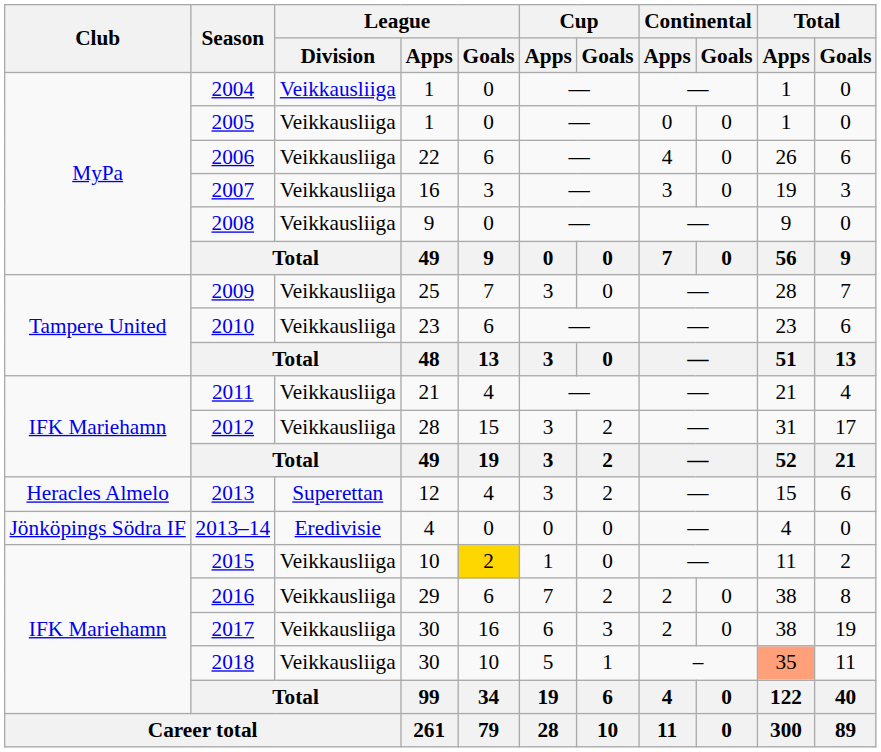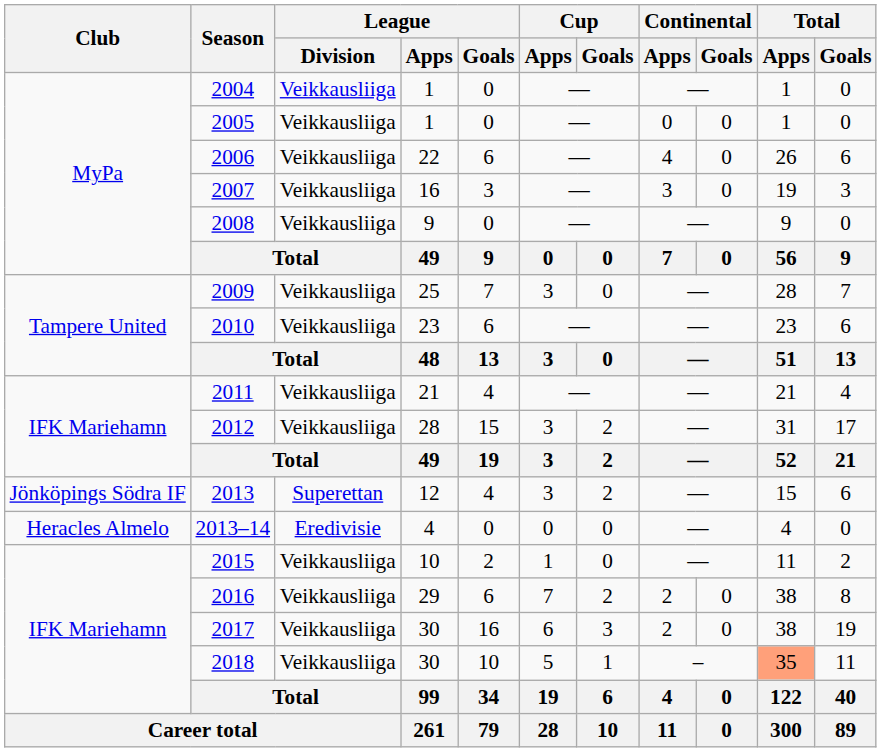(98, 493) Heracles Almelo -> (98, 493) Jönköpings Södra IF
(98, 527) Jönköpings Södra IF -> (98, 527) Heracles Almelo
(489, 561) gold background -> (489, 561) no background
